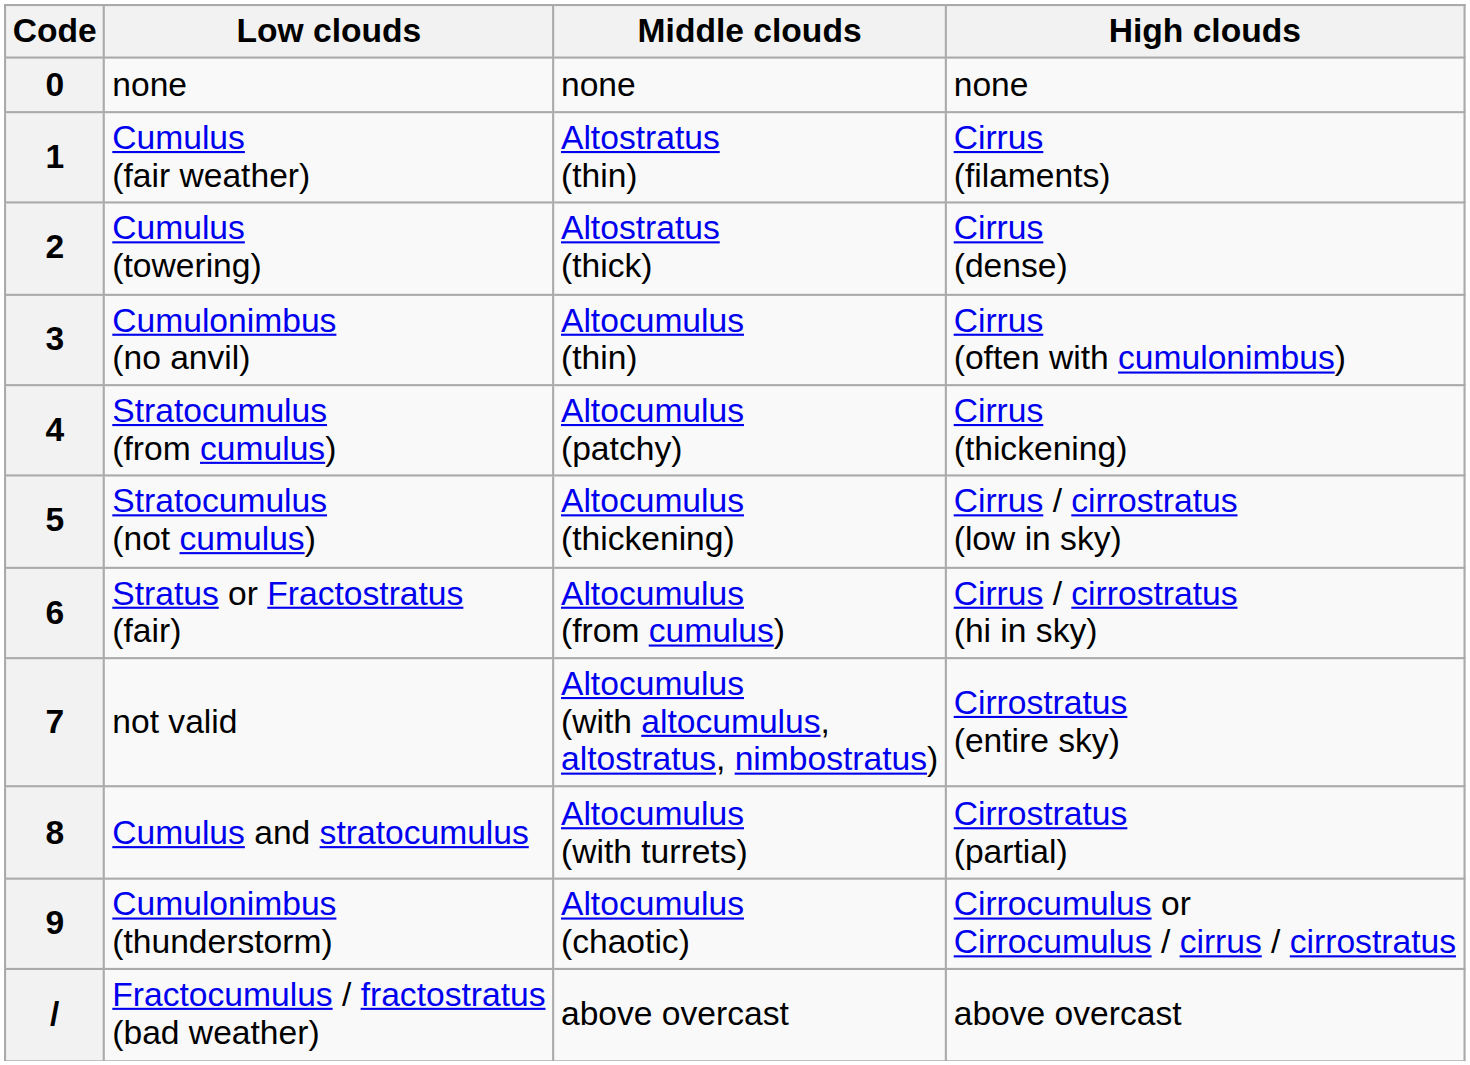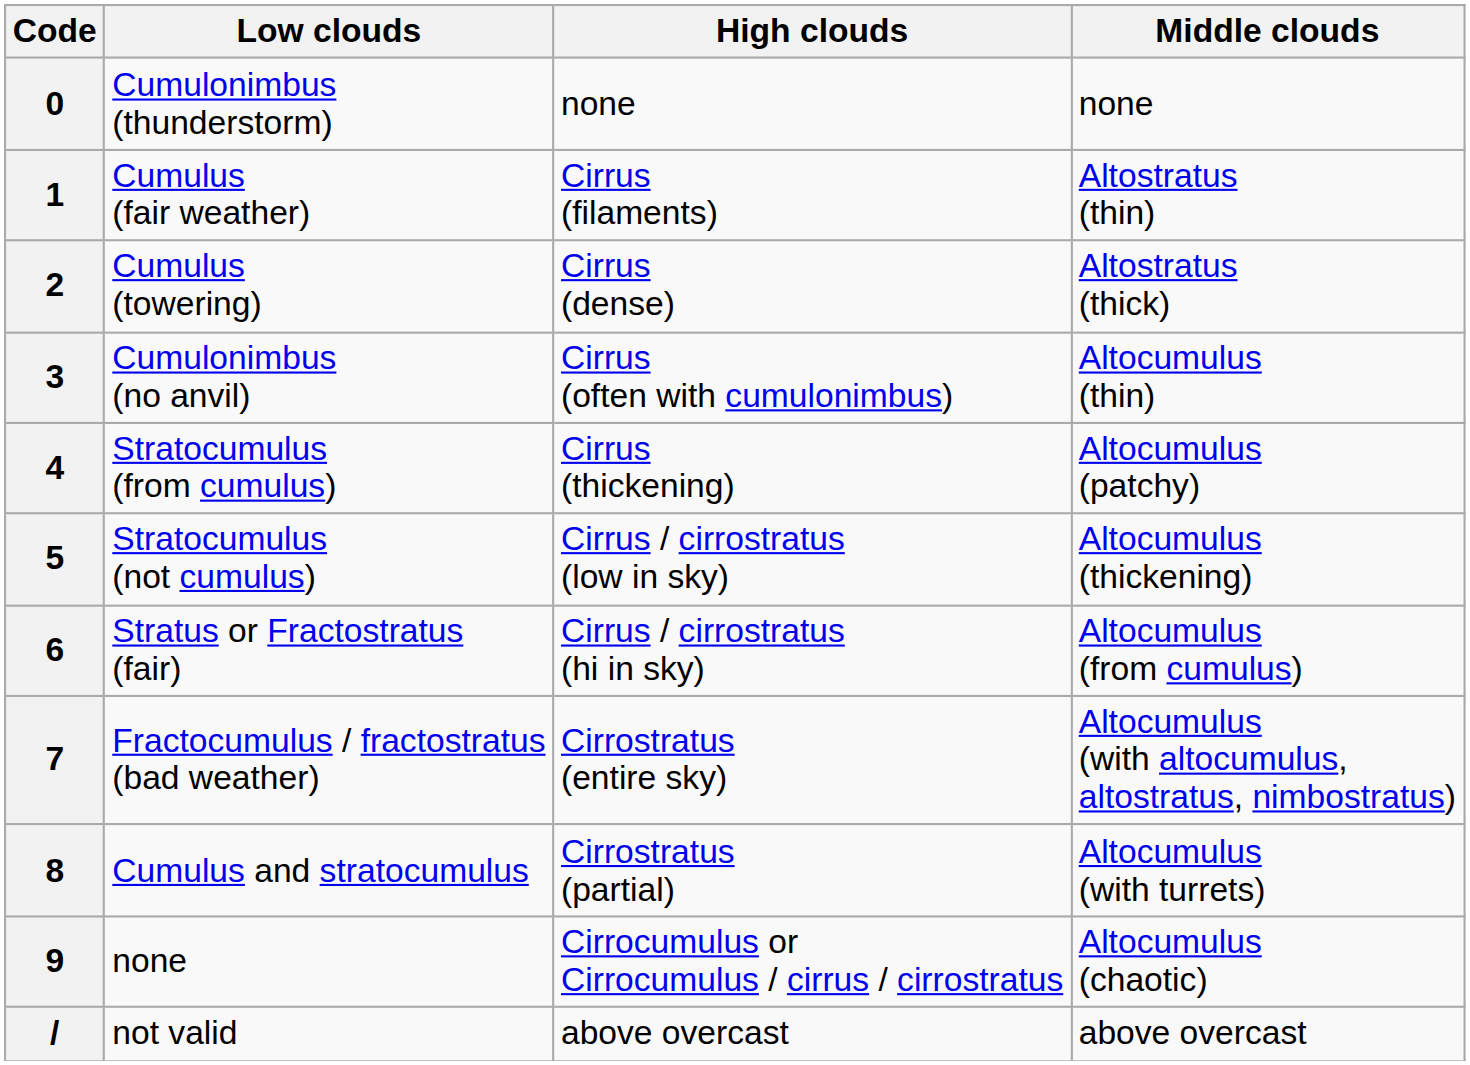columns swapped: (750, 31) <-> (1205, 31)
(150, 84) none -> (224, 103) Cumulonimbus (thunderstorm)
(175, 722) not valid -> (329, 759) Fractocumulus / fractostratus (bad weather)
(224, 923) Cumulonimbus (thunderstorm) -> (150, 960) none
(329, 1014) Fractocumulus / fractostratus (bad weather) -> (175, 1033) not valid
